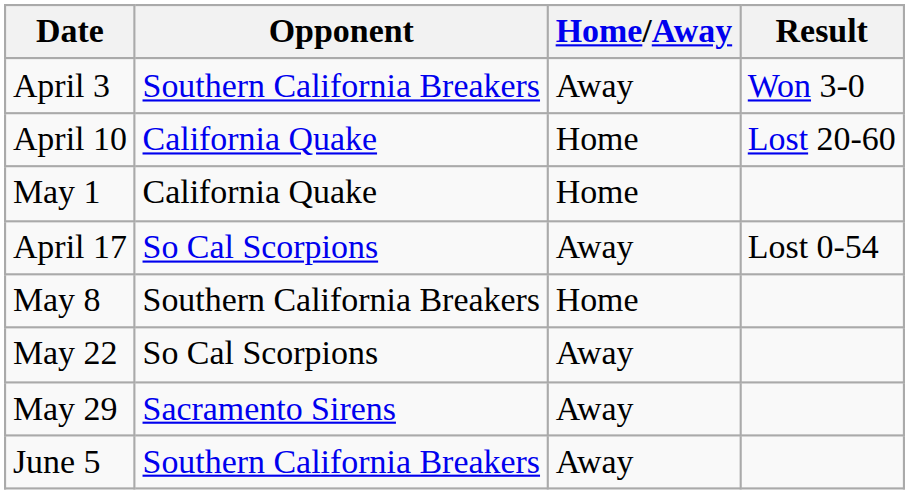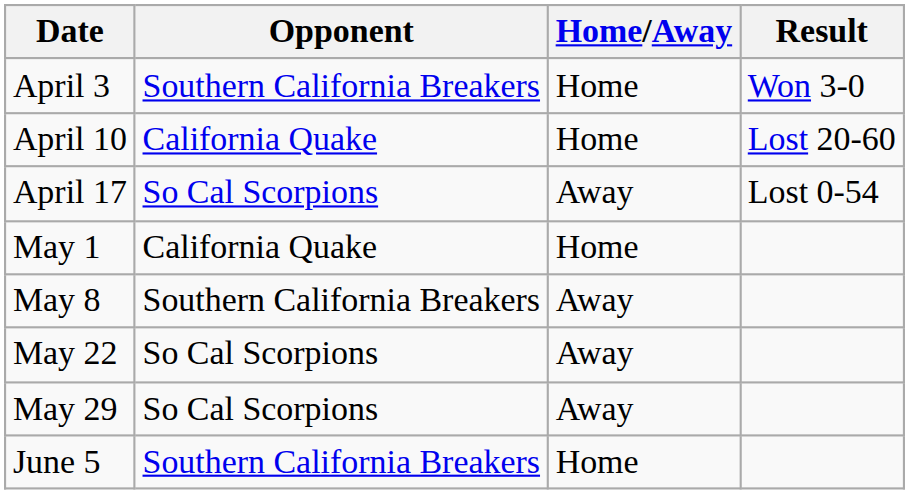(595, 85) Away -> (597, 85) Home
rows swapped: (70, 246) <-> (57, 192)
(597, 300) Home -> (595, 300) Away
(269, 407) Sacramento Sirens -> (260, 407) So Cal Scorpions
(595, 461) Away -> (597, 461) Home
